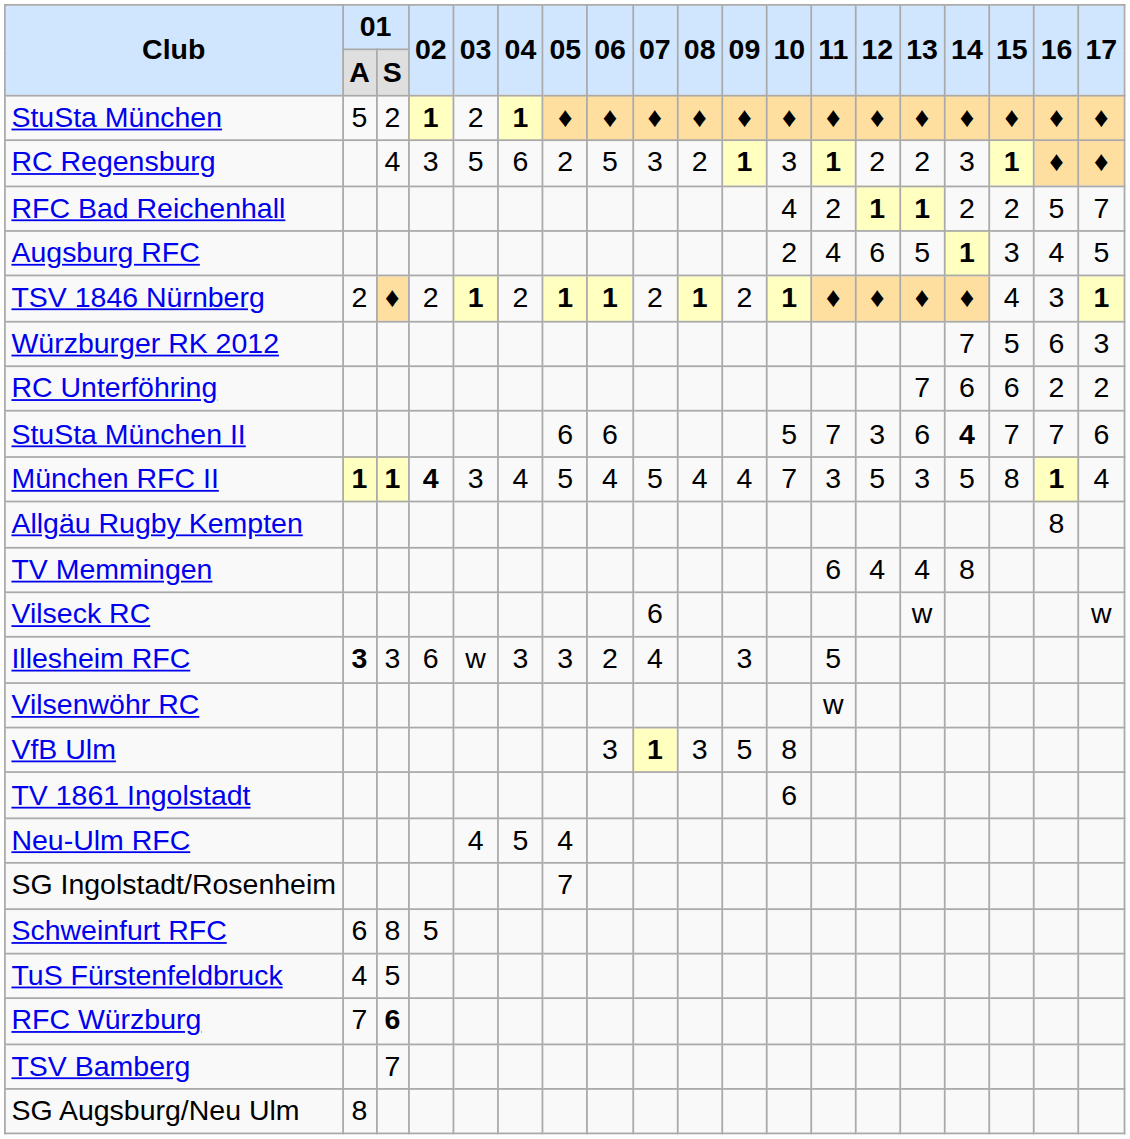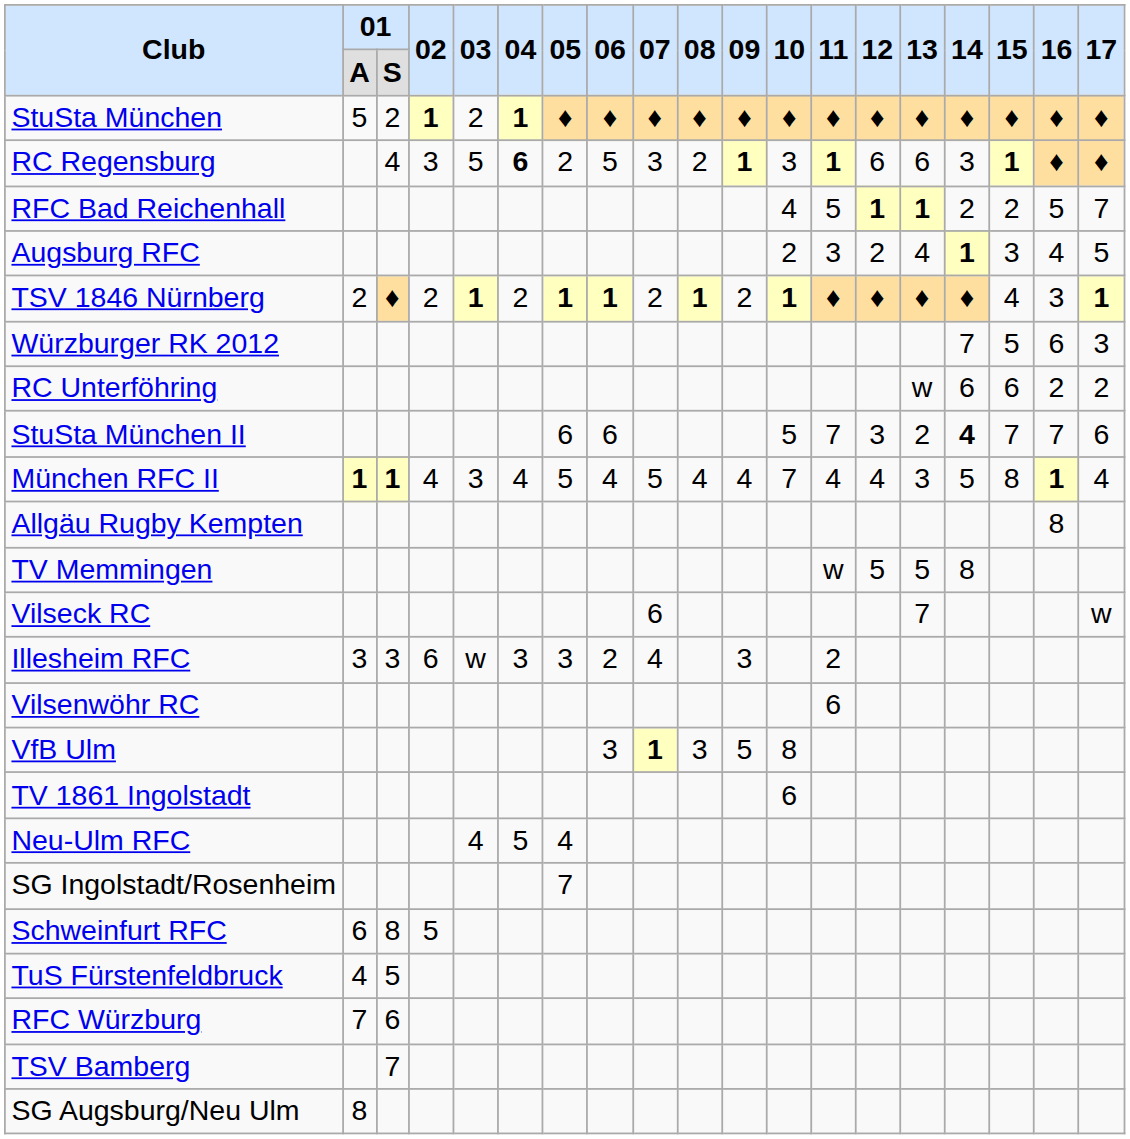(520, 162) normal -> (520, 162) bold
(877, 162) 2 -> (877, 162) 6
(922, 162) 2 -> (922, 162) 6
(833, 207) 2 -> (833, 207) 5
(833, 252) 4 -> (833, 252) 3
(877, 252) 6 -> (877, 252) 2
(922, 252) 5 -> (922, 252) 4
(922, 388) 7 -> (922, 388) w
(922, 433) 6 -> (922, 433) 2
(431, 478) bold -> (431, 478) normal
(833, 478) 3 -> (833, 478) 4
(877, 478) 5 -> (877, 478) 4
(833, 569) 6 -> (833, 569) w
(877, 569) 4 -> (877, 569) 5
(922, 569) 4 -> (922, 569) 5
(922, 614) w -> (922, 614) 7
(359, 659) bold -> (359, 659) normal
(833, 659) 5 -> (833, 659) 2
(833, 704) w -> (833, 704) 6
(392, 1020) bold -> (392, 1020) normal
